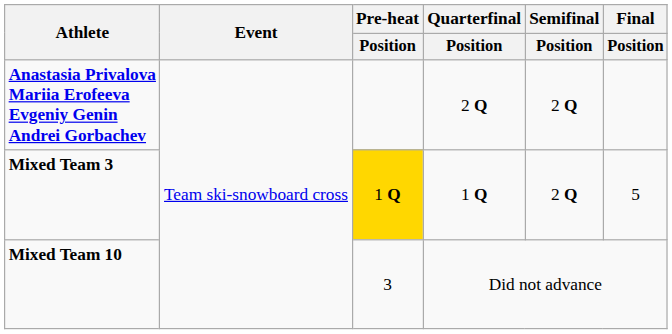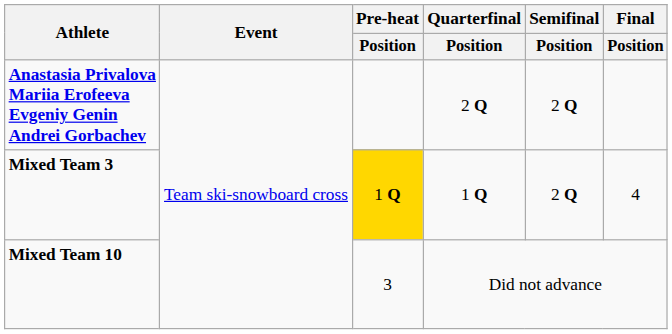(635, 194) 5 -> (635, 194) 4
